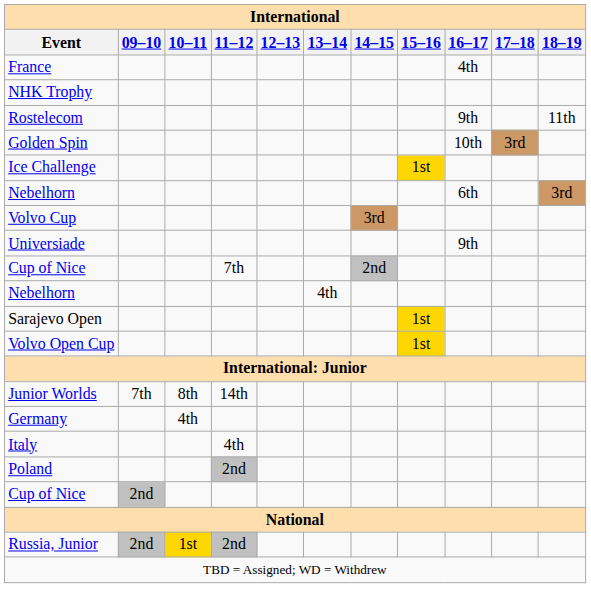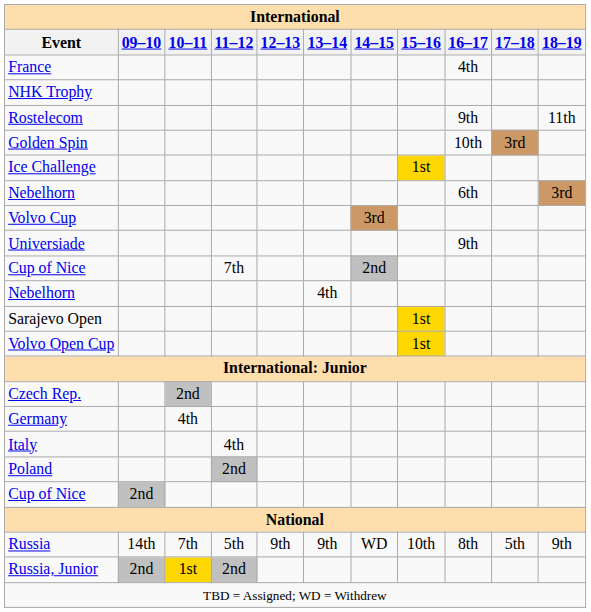- row: (52, 393)
+ row: (45, 393)
+ row: (29, 544)
